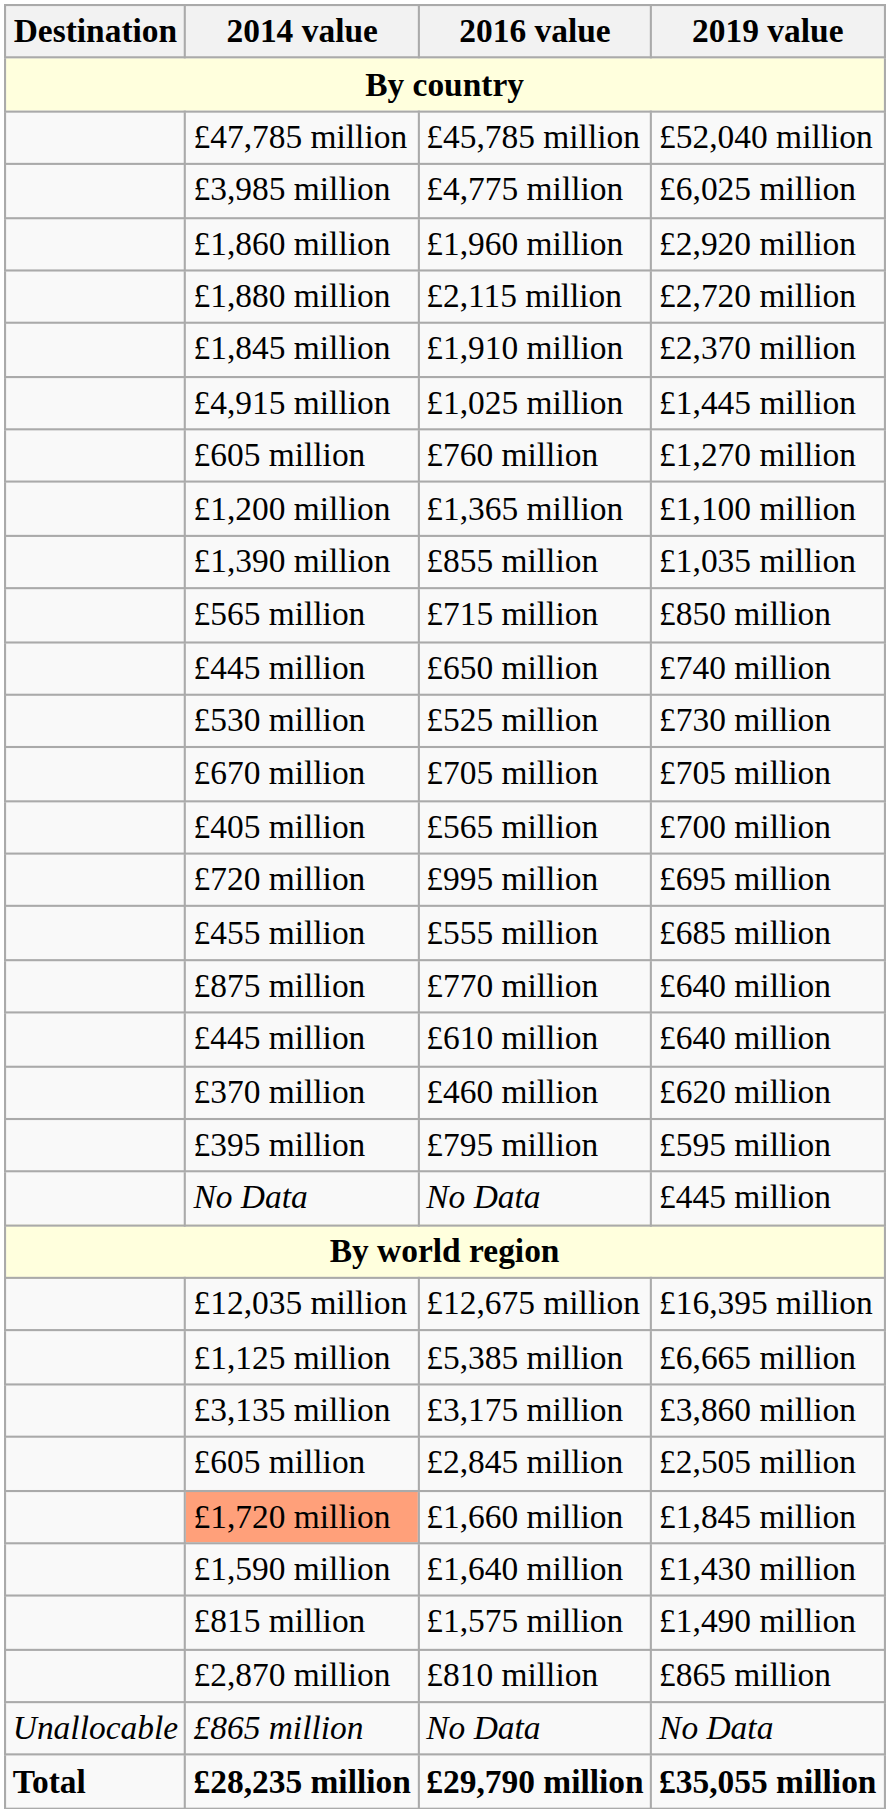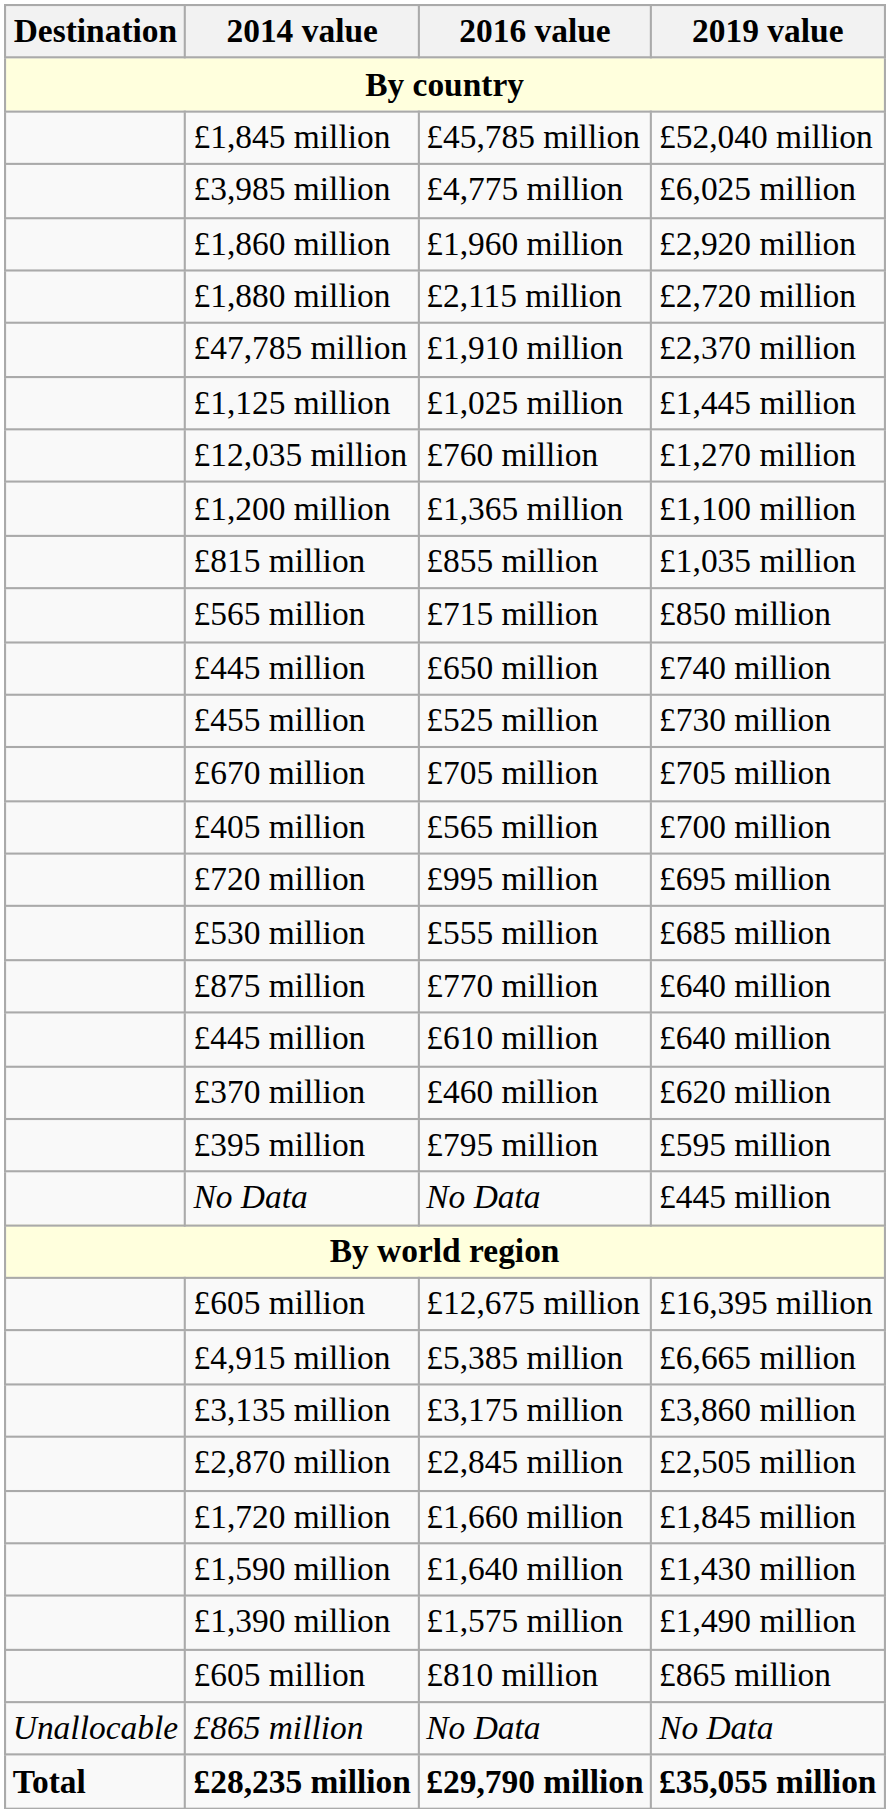(300, 137) £47,785 million -> (292, 137) £1,845 million
(292, 349) £1,845 million -> (300, 349) £47,785 million
(292, 402) £4,915 million -> (292, 402) £1,125 million
(279, 455) £605 million -> (300, 455) £12,035 million
(292, 561) £1,390 million -> (279, 561) £815 million
(279, 720) £530 million -> (279, 720) £455 million
(279, 932) £455 million -> (279, 932) £530 million
(300, 1303) £12,035 million -> (279, 1303) £605 million
(292, 1356) £1,125 million -> (292, 1356) £4,915 million
(279, 1462) £605 million -> (292, 1462) £2,870 million
(292, 1515) lightsalmon background -> (292, 1515) no background
(279, 1622) £815 million -> (292, 1622) £1,390 million
(292, 1675) £2,870 million -> (279, 1675) £605 million
